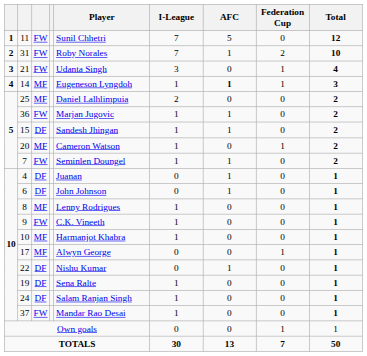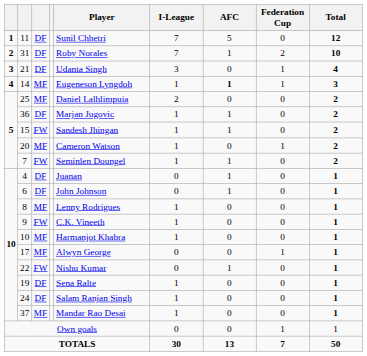(41, 38) FW -> (41, 38) DF
(41, 53) FW -> (41, 53) DF
(41, 69) FW -> (41, 69) DF
(41, 115) FW -> (41, 115) DF
(41, 130) DF -> (41, 130) FW
(41, 267) DF -> (41, 267) FW
(41, 313) FW -> (41, 313) MF
